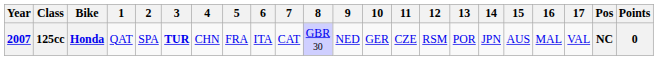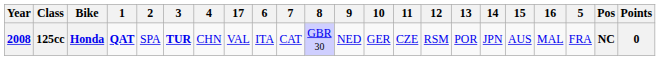columns swapped: (237, 13) <-> (579, 13)
(19, 39) 2007 -> (19, 39) 2008
(121, 39) normal -> (122, 39) bold
